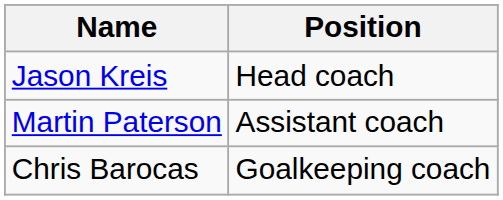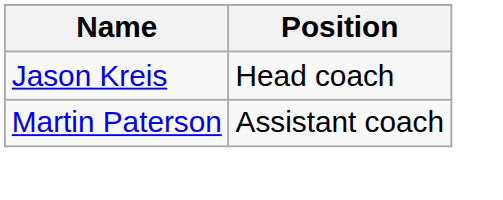- row: (105, 169)
